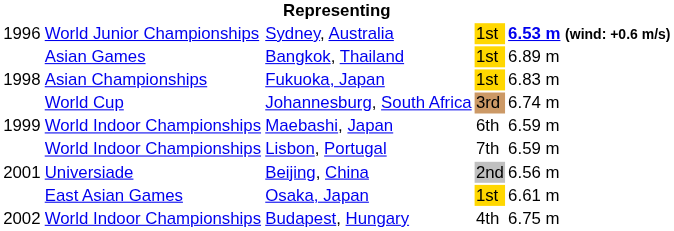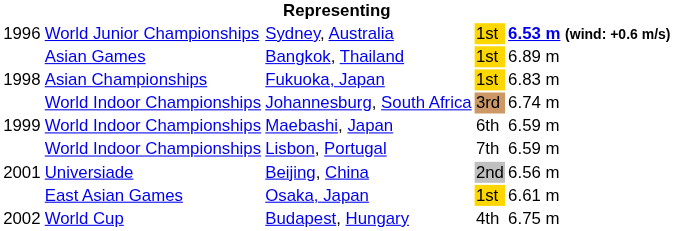(84, 102) World Cup -> (153, 102) World Indoor Championships
(153, 218) World Indoor Championships -> (84, 218) World Cup
